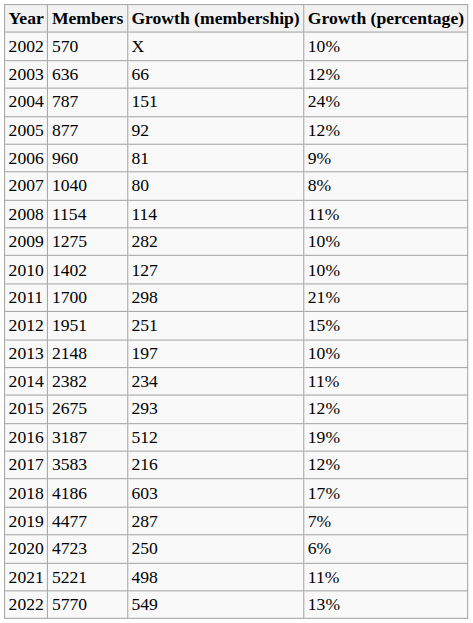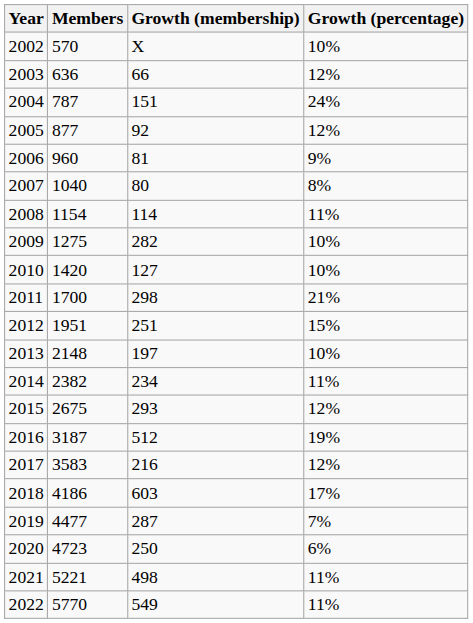(70, 269) 1402 -> (70, 269) 1420
(324, 604) 13% -> (324, 604) 11%
